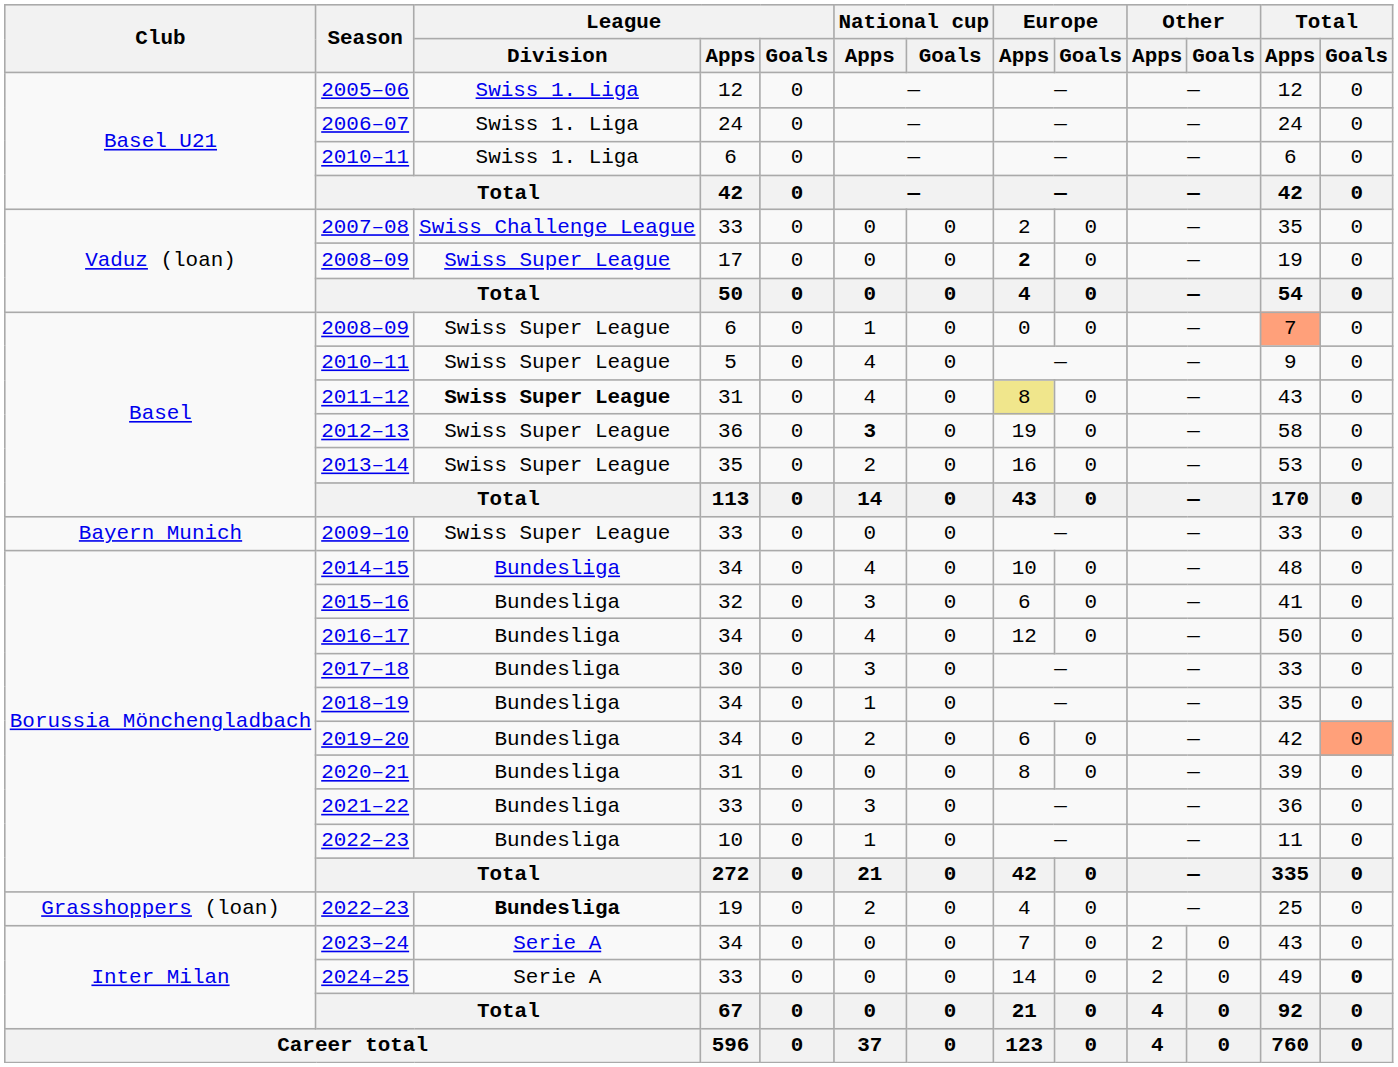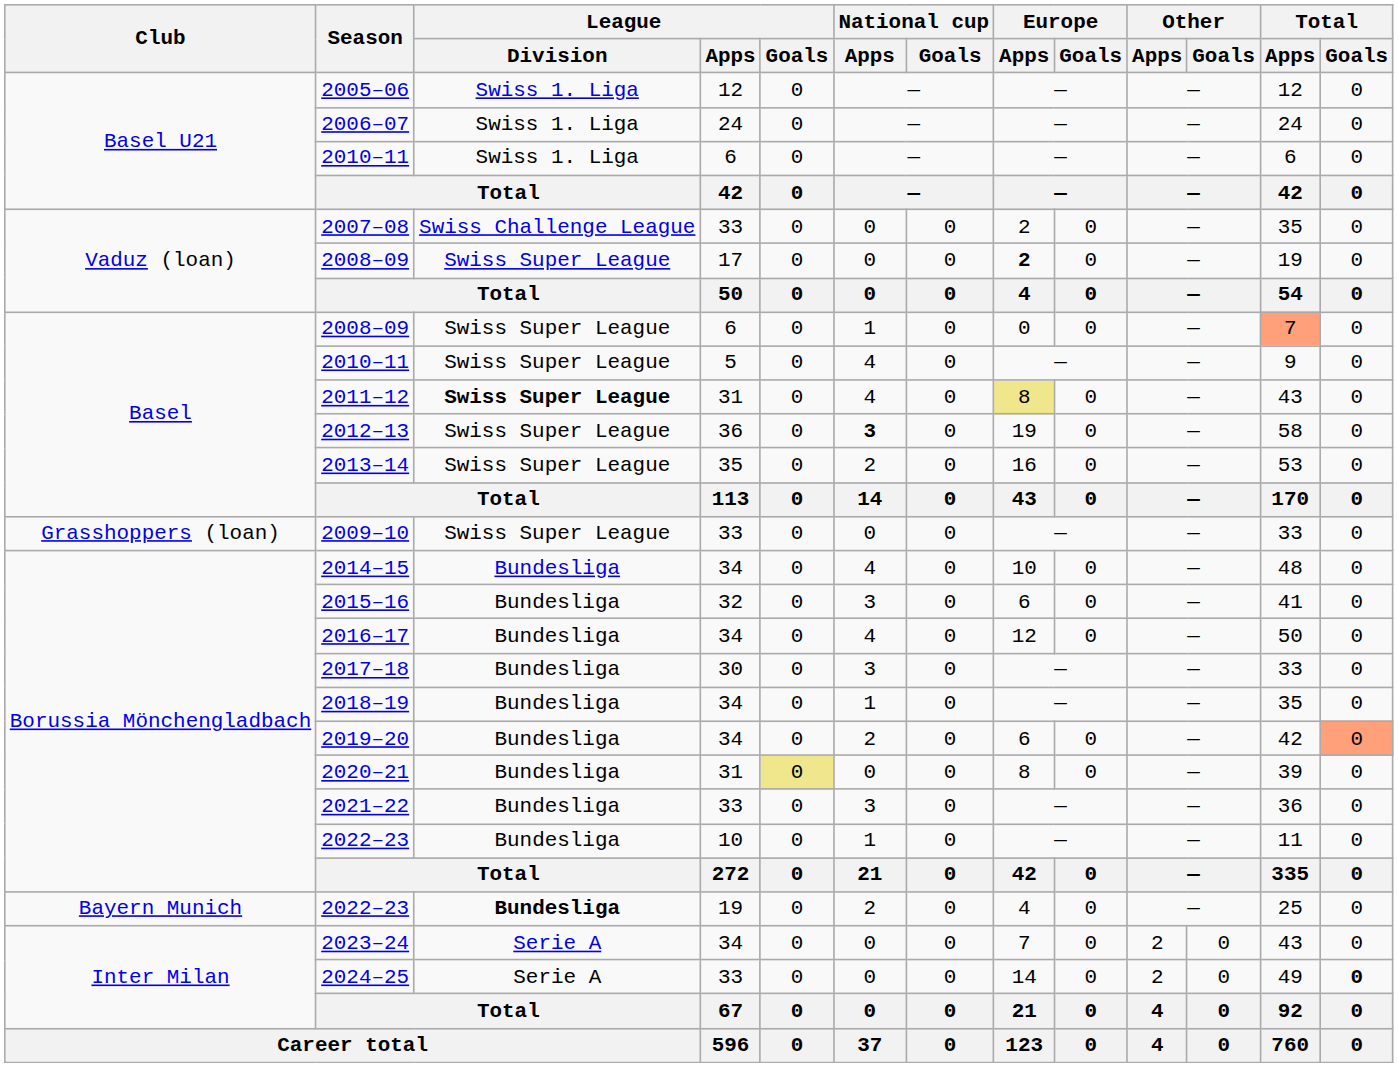(161, 534) Bayern Munich -> (161, 534) Grasshoppers (loan)
(797, 772) no background -> (797, 772) khaki background
(161, 909) Grasshoppers (loan) -> (161, 909) Bayern Munich
